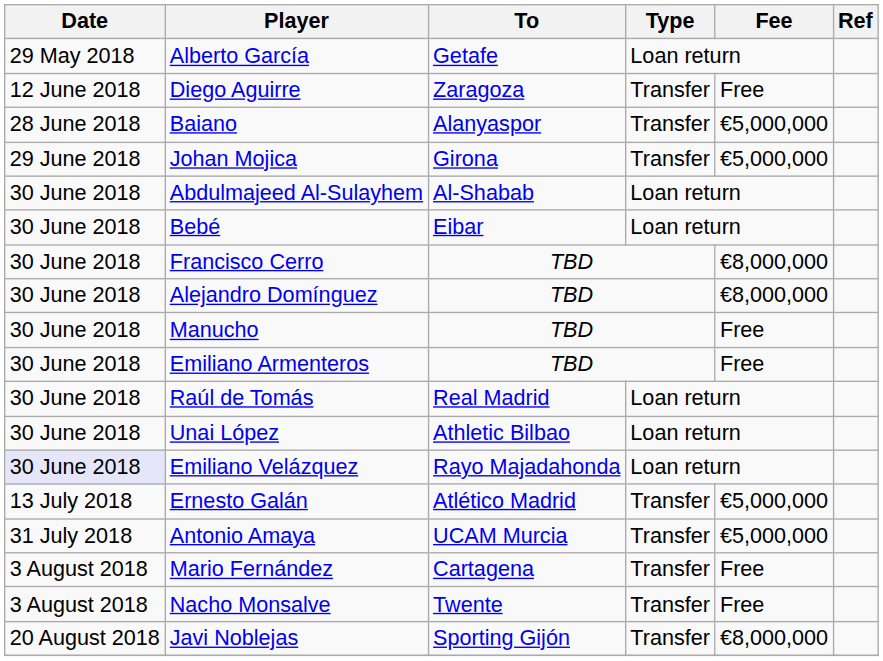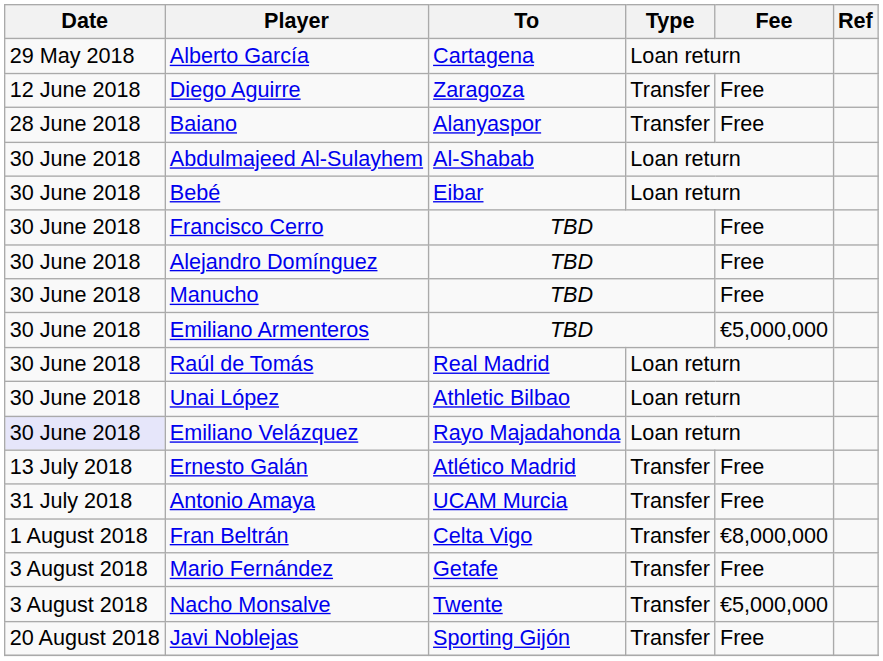(465, 55) Getafe -> (484, 55) Cartagena
(774, 124) €5,000,000 -> (742, 124) Free
- row: (233, 158)
(774, 261) €8,000,000 -> (742, 227) Free
(774, 295) €8,000,000 -> (742, 261) Free
(742, 364) Free -> (774, 329) €5,000,000
(774, 501) €5,000,000 -> (742, 466) Free
(774, 535) €5,000,000 -> (742, 501) Free
+ row: (229, 535)
(484, 569) Cartagena -> (465, 569) Getafe
(742, 603) Free -> (774, 603) €5,000,000
(774, 638) €8,000,000 -> (742, 638) Free
